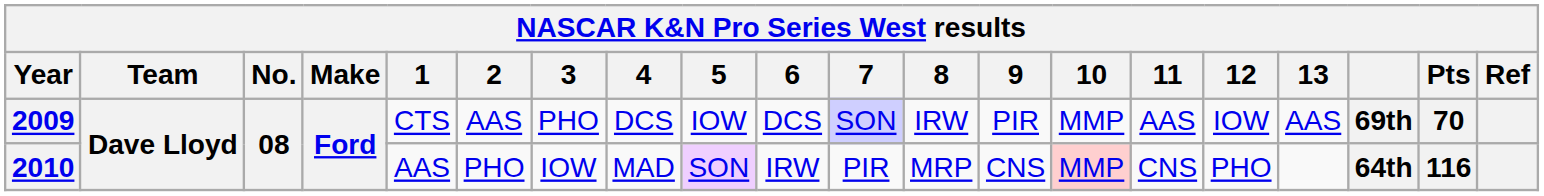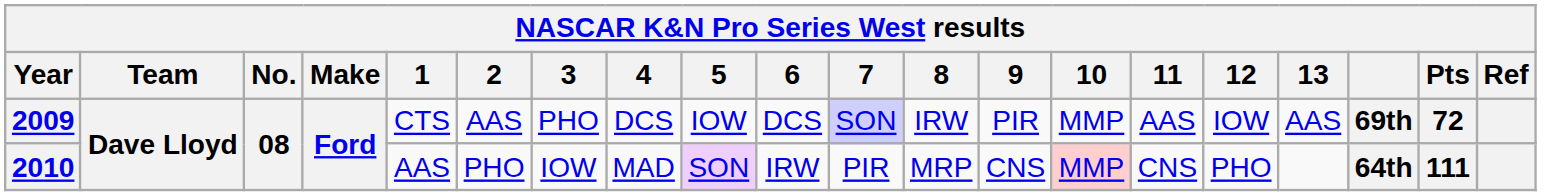(1449, 121) 70 -> (1448, 121) 72
(1449, 167) 116 -> (1448, 167) 111
